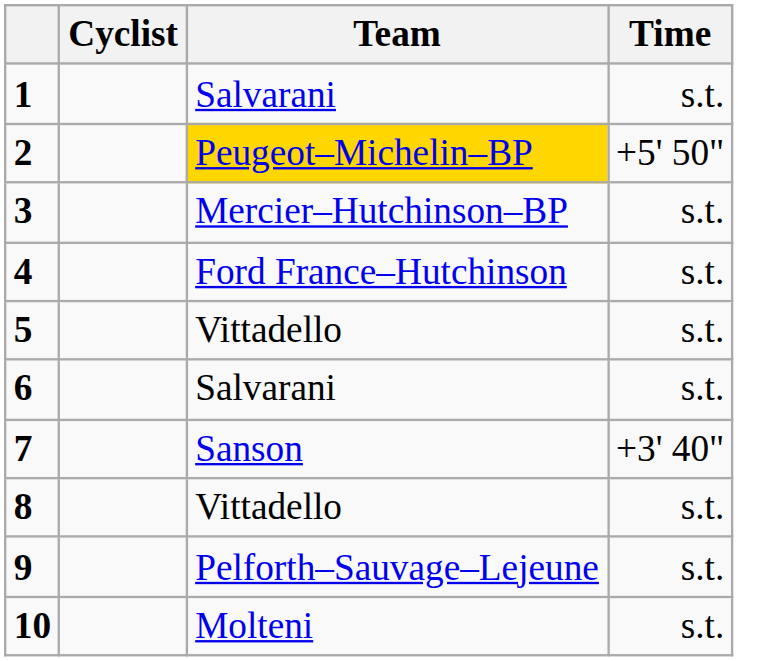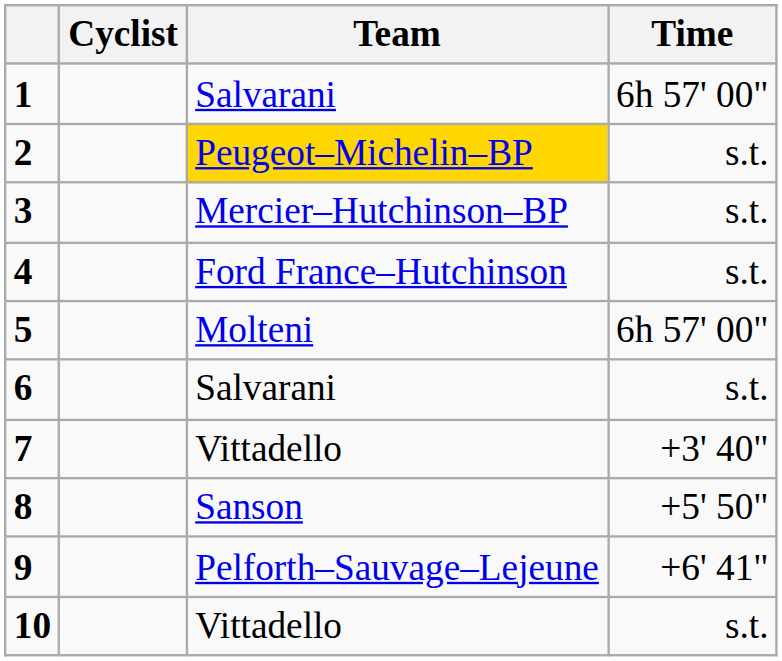(703, 93) s.t. -> (692, 93) 6h 57' 00"
(670, 152) +5' 50" -> (747, 152) s.t.
(269, 329) Vittadello -> (254, 329) Molteni
(703, 329) s.t. -> (692, 329) 6h 57' 00"
(249, 447) Sanson -> (269, 447) Vittadello
(269, 507) Vittadello -> (249, 507) Sanson
(703, 507) s.t. -> (714, 507) +5' 50"
(703, 566) s.t. -> (714, 566) +6' 41"
(254, 625) Molteni -> (269, 625) Vittadello
